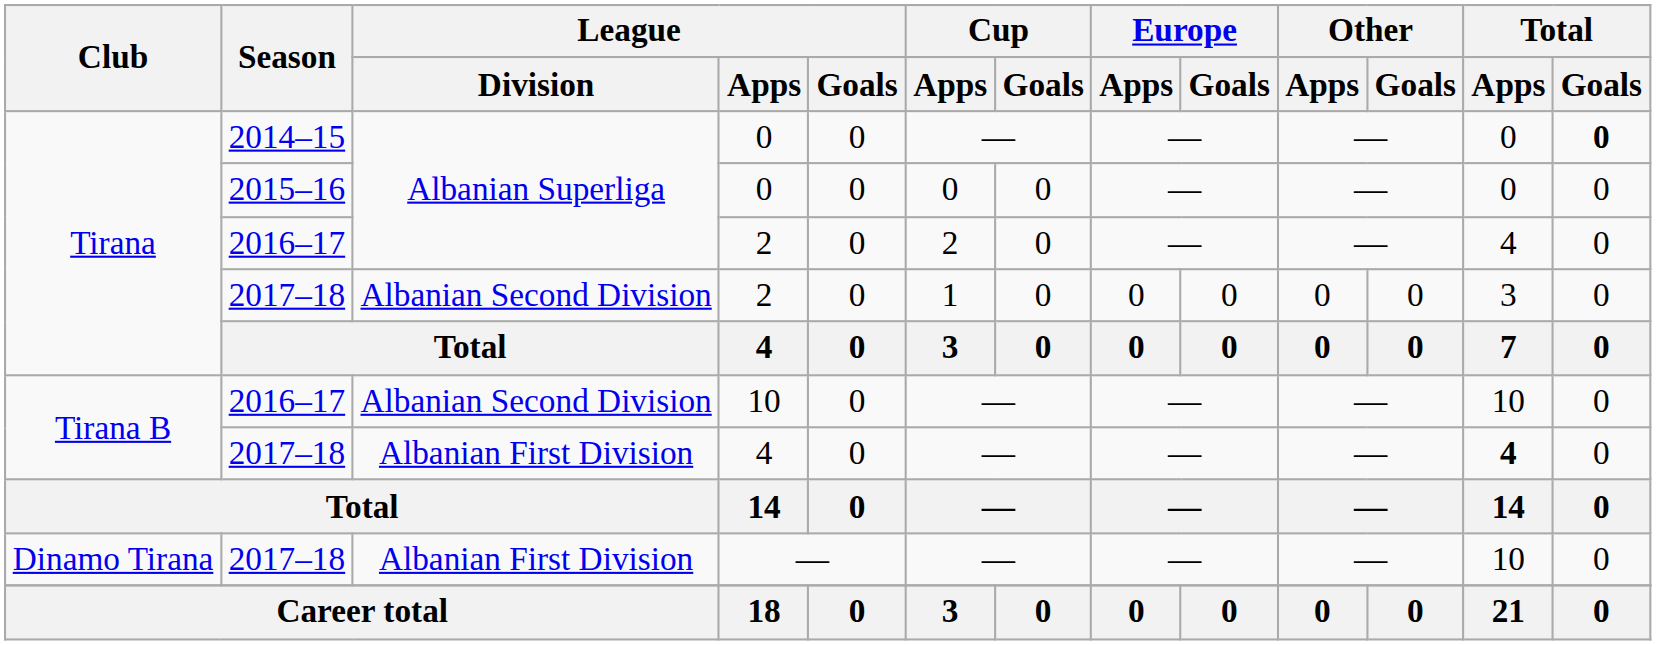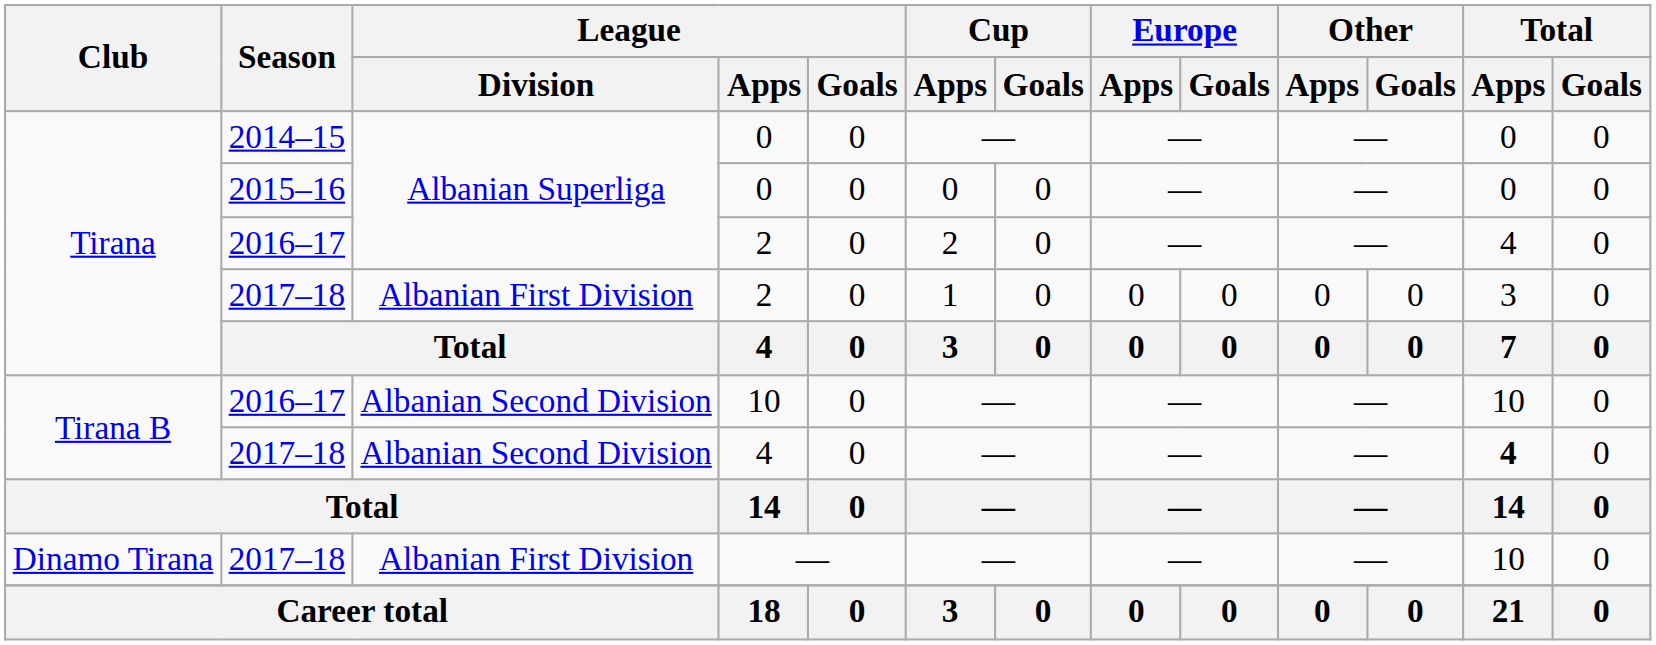(1601, 136) bold -> (1601, 136) normal
(536, 294) Albanian Second Division -> (536, 294) Albanian First Division
(536, 453) Albanian First Division -> (536, 453) Albanian Second Division
